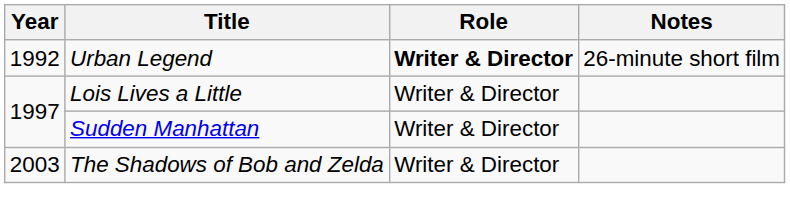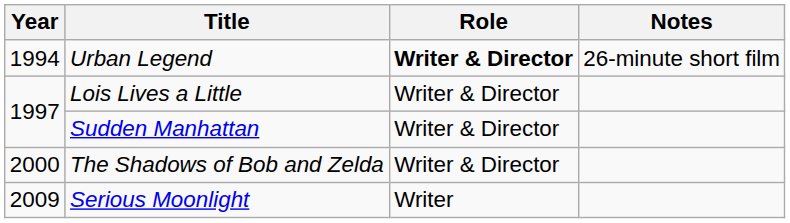(35, 57) 1992 -> (35, 57) 1994
(35, 164) 2003 -> (35, 164) 2000
+ row: (160, 199)
